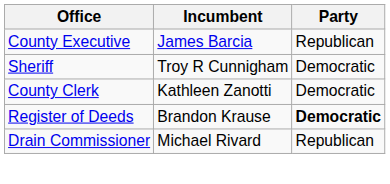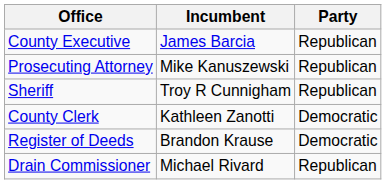+ row: (80, 66)
(335, 66) Democratic -> (337, 91) Republican
(338, 116) bold -> (338, 141) normal
